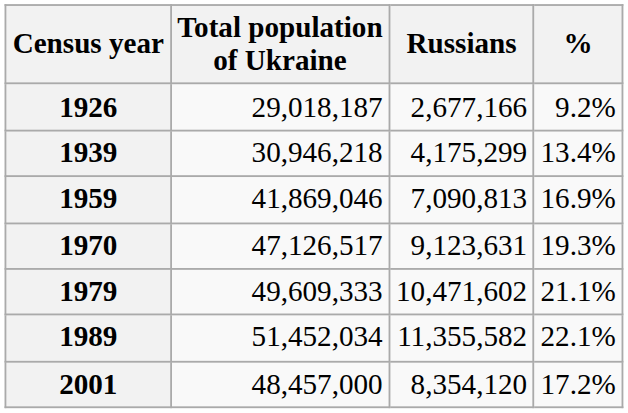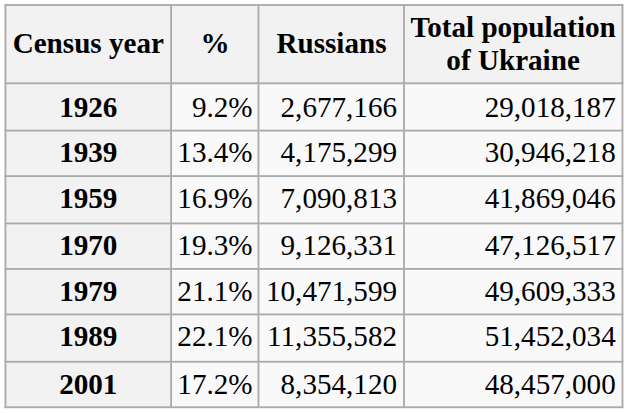columns swapped: (280, 44) <-> (578, 44)
(469, 245) 9,123,631 -> (339, 245) 9,126,331
(462, 291) 10,471,602 -> (332, 291) 10,471,599
